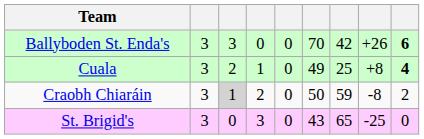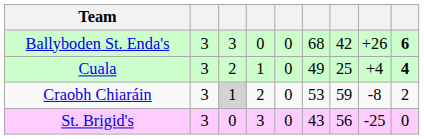(316, 43) 70 -> (316, 43) 68
(375, 69) +8 -> (375, 69) +4
(316, 95) 50 -> (316, 95) 53
(344, 120) 65 -> (344, 120) 56
